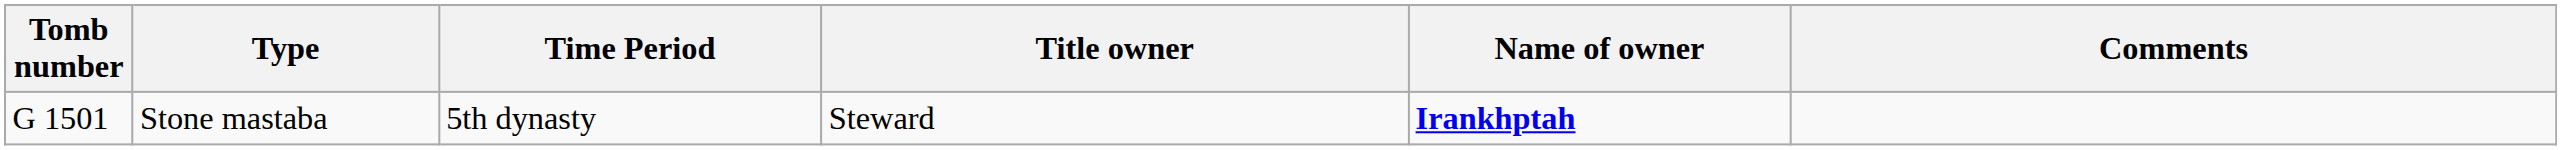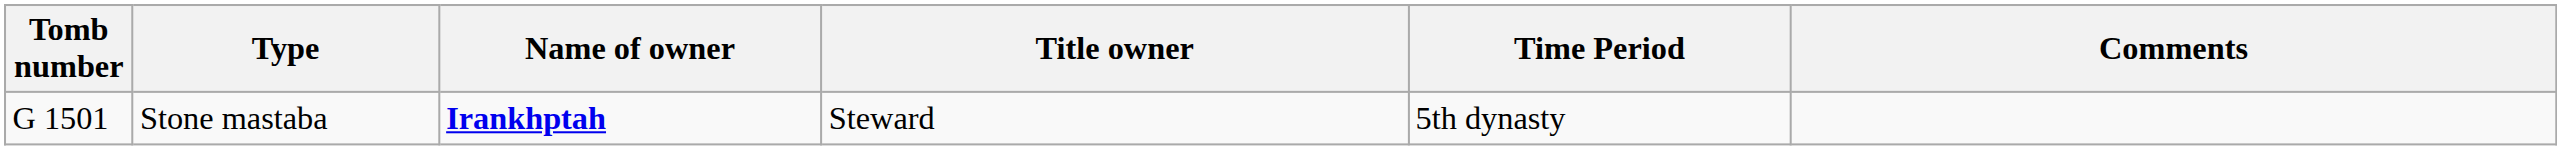columns swapped: (1599, 48) <-> (630, 48)
